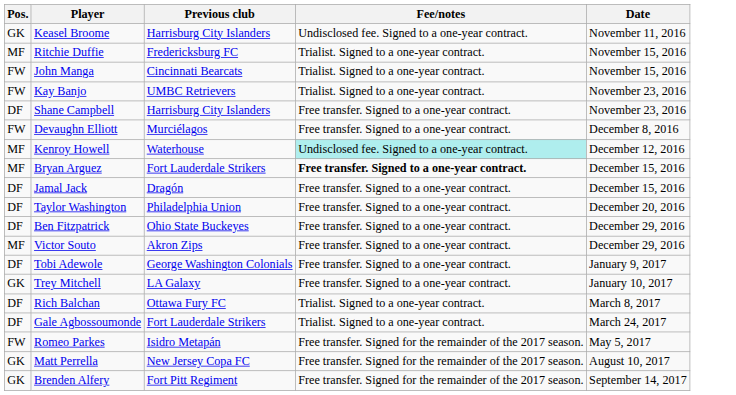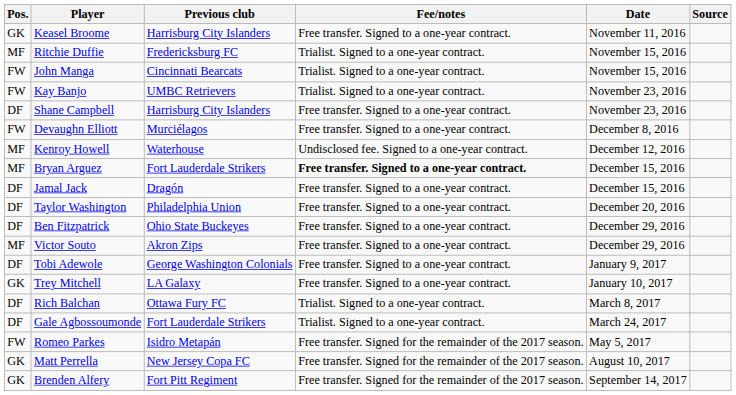+ column: (710, 14)
(413, 33) Undisclosed fee. Signed to a one-year contract. -> (405, 33) Free transfer. Signed to a one-year contract.
(413, 149) paleturquoise background -> (413, 149) no background
